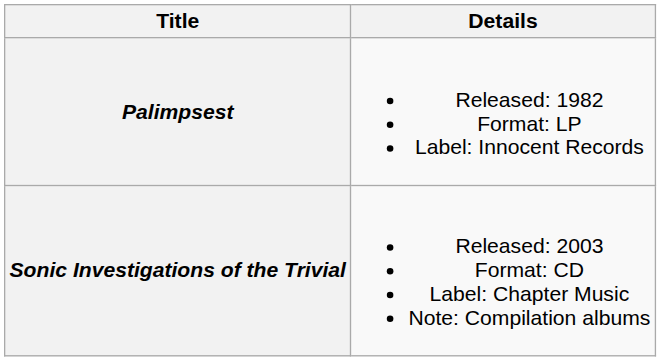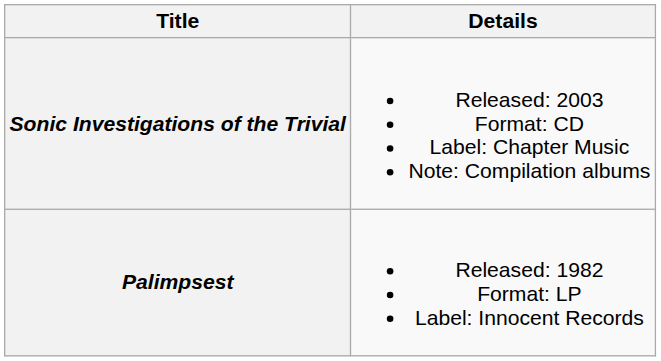rows swapped: (178, 111) <-> (178, 270)
